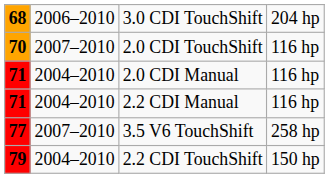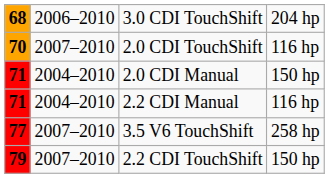(295, 74) 116 hp -> (295, 74) 150 hp
(75, 159) 2004–2010 -> (75, 159) 2007–2010
